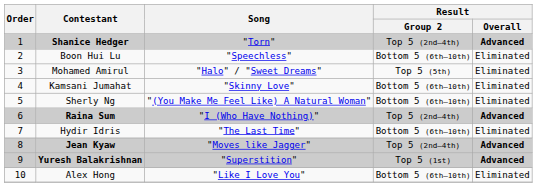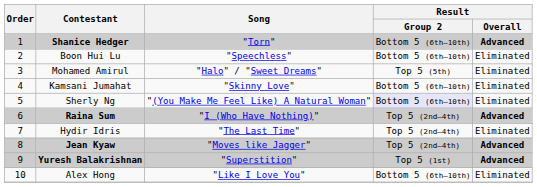(423, 41) Top 5 (2nd–4th) -> (423, 41) Bottom 5 (6th–10th)
(423, 101) no background -> (423, 101) lavender background
(423, 130) Bottom 5 (6th–10th) -> (423, 130) Top 5 (2nd–4th)
